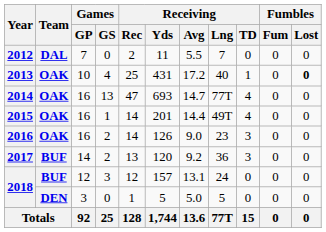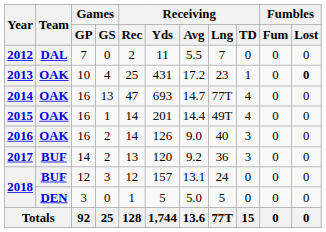(222, 75) 40 -> (222, 75) 23
(222, 136) 23 -> (222, 136) 40
